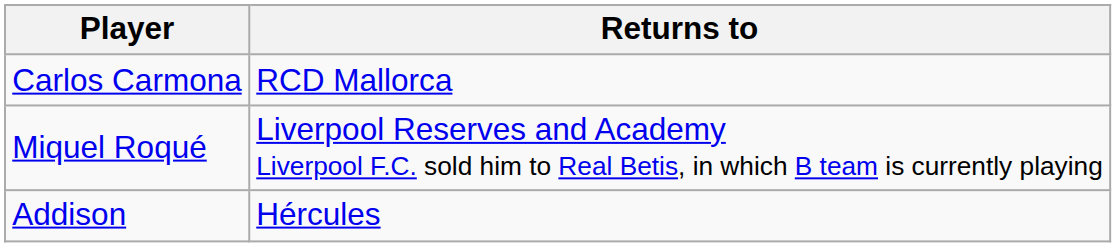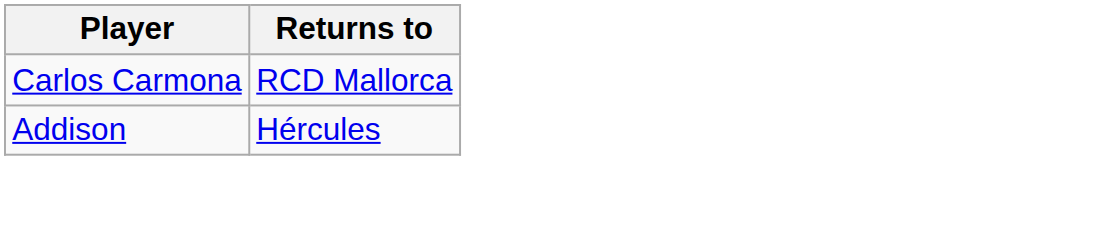- row: (110, 147)
